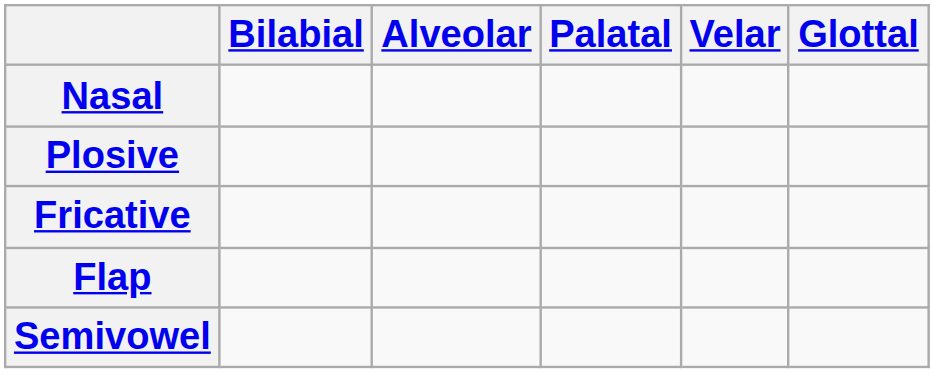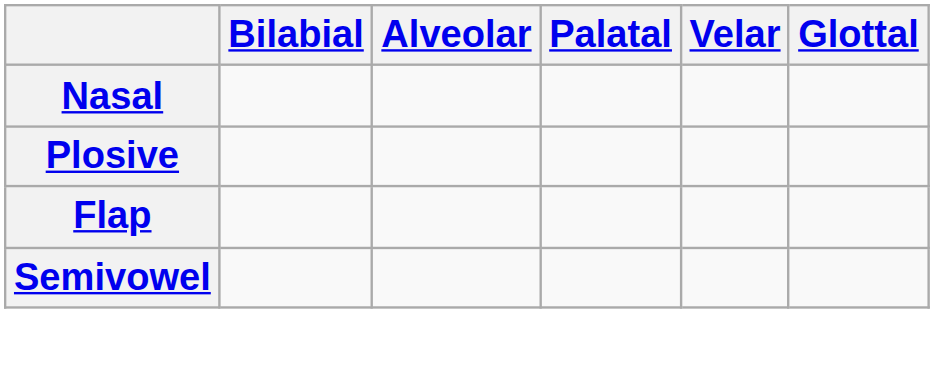- row: (112, 215)
